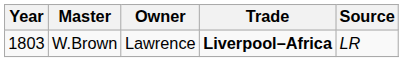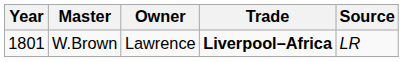(26, 43) 1803 -> (26, 43) 1801
